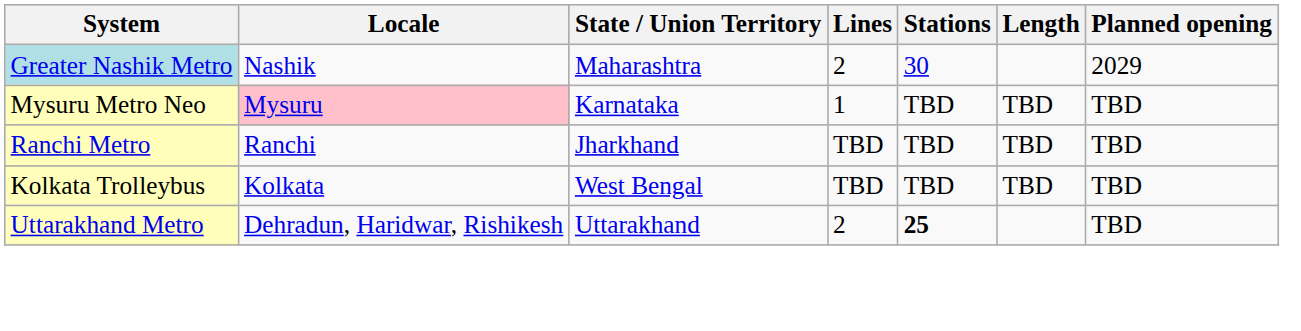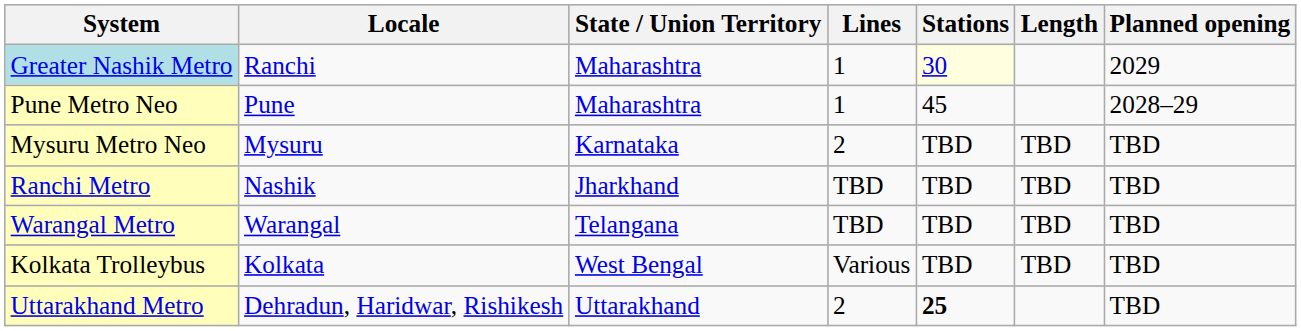(280, 64) Nashik -> (280, 64) Ranchi
(839, 64) 2 -> (839, 64) 1
(916, 64) no background -> (935, 64) lightyellow background
+ row: (94, 104)
(283, 104) pink background -> (283, 144) no background
(839, 104) 1 -> (839, 144) 2
(280, 144) Ranchi -> (280, 184) Nashik
+ row: (93, 225)
(858, 184) TBD -> (872, 265) Various
